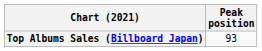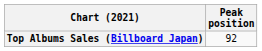(231, 39) 93 -> (231, 39) 92
